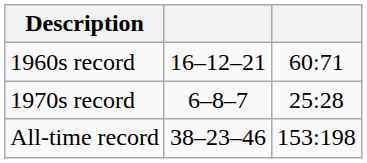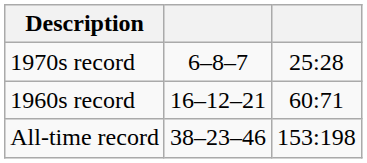rows swapped: (73, 61) <-> (73, 99)
